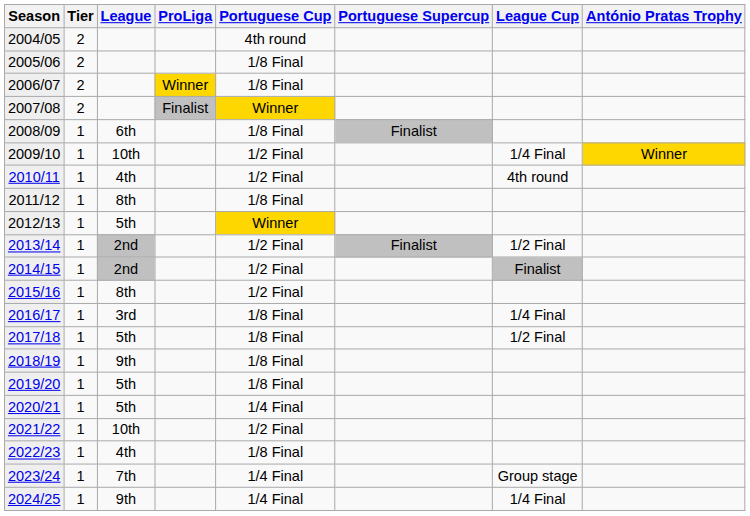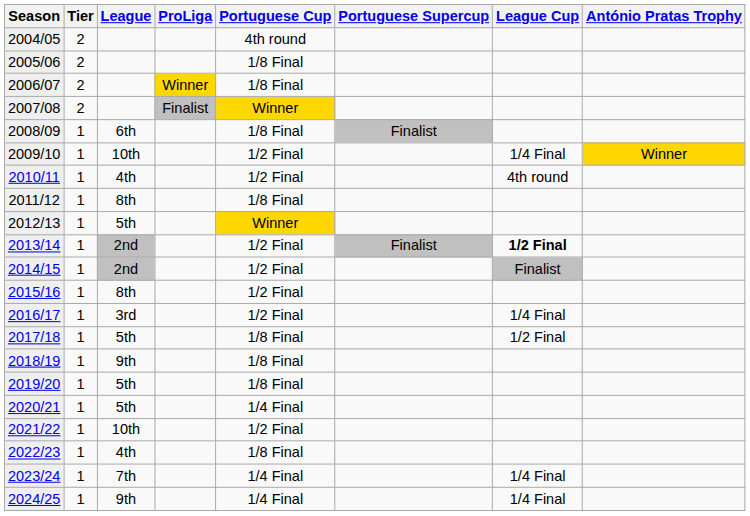(538, 246) normal -> (538, 246) bold
(275, 315) 1/8 Final -> (275, 315) 1/2 Final
(538, 476) Group stage -> (538, 476) 1/4 Final
